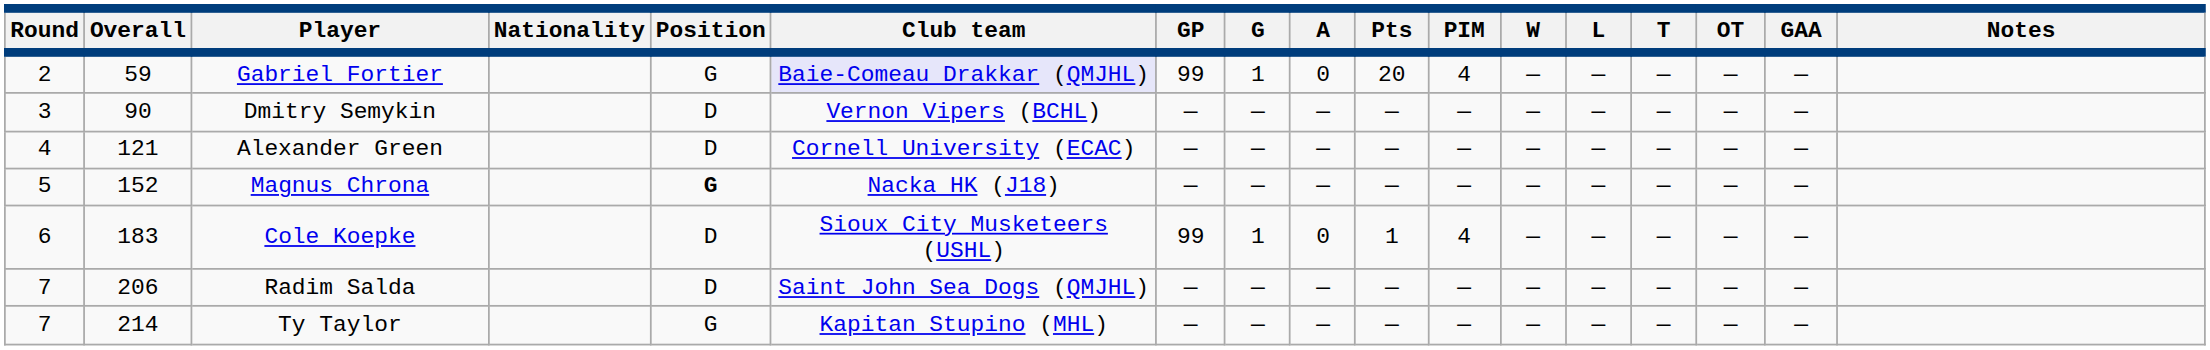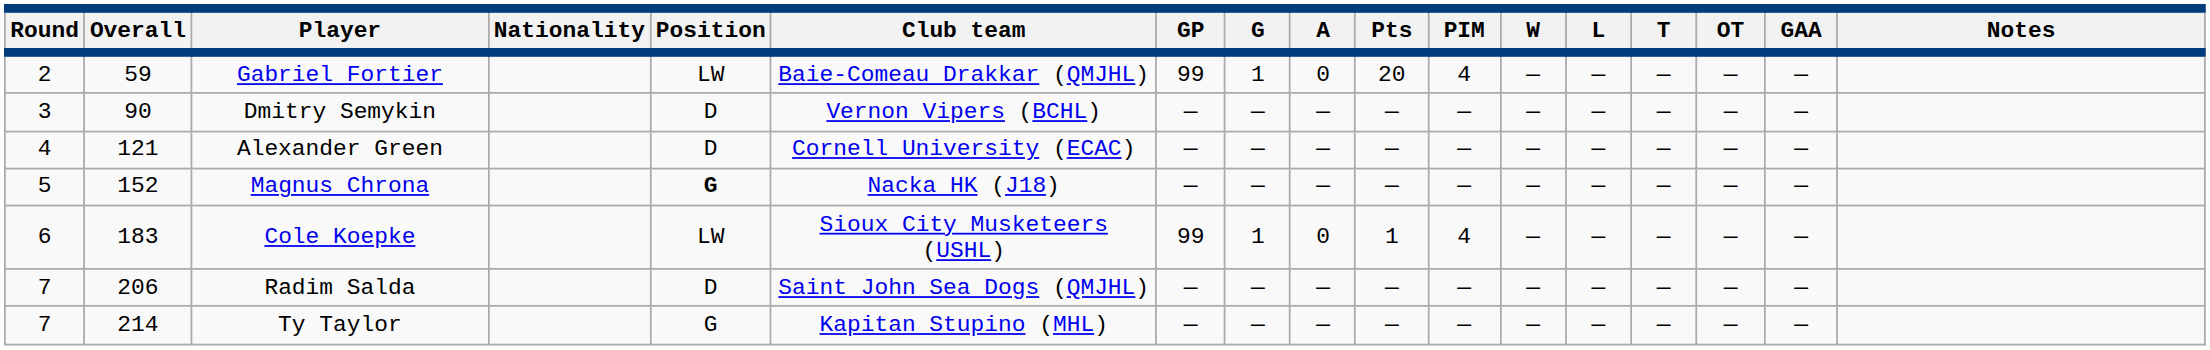(711, 75) G -> (711, 75) LW
(964, 75) lavender background -> (964, 75) no background
(711, 237) D -> (711, 237) LW
